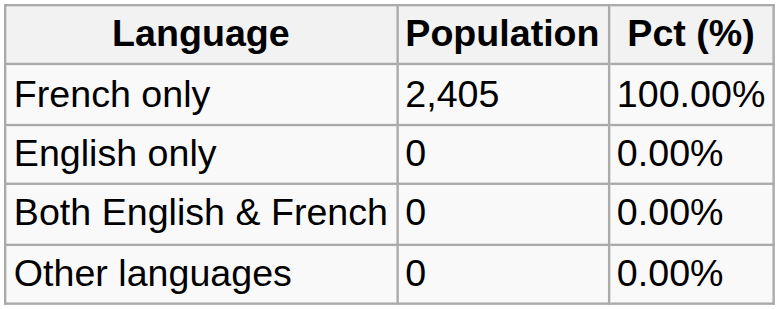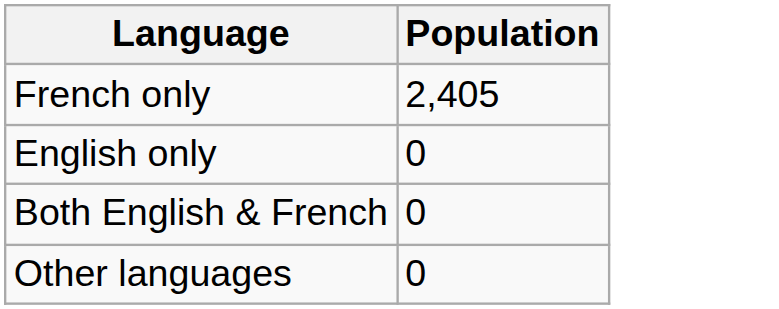- column: (691, 34)
